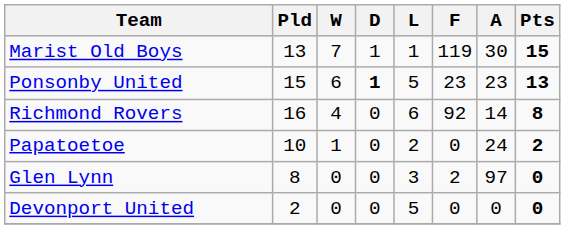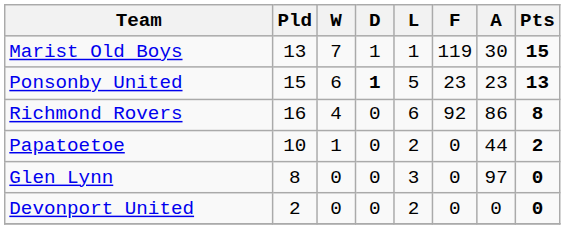(496, 114) 14 -> (496, 114) 86
(496, 146) 24 -> (496, 146) 44
(455, 177) 2 -> (455, 177) 0
(414, 209) 5 -> (414, 209) 2
